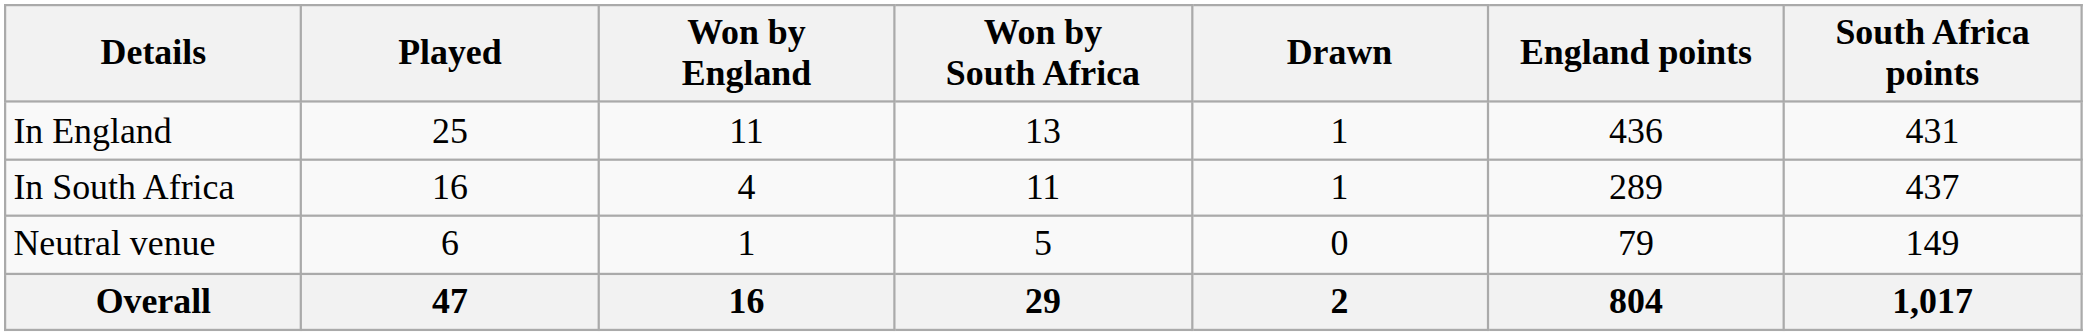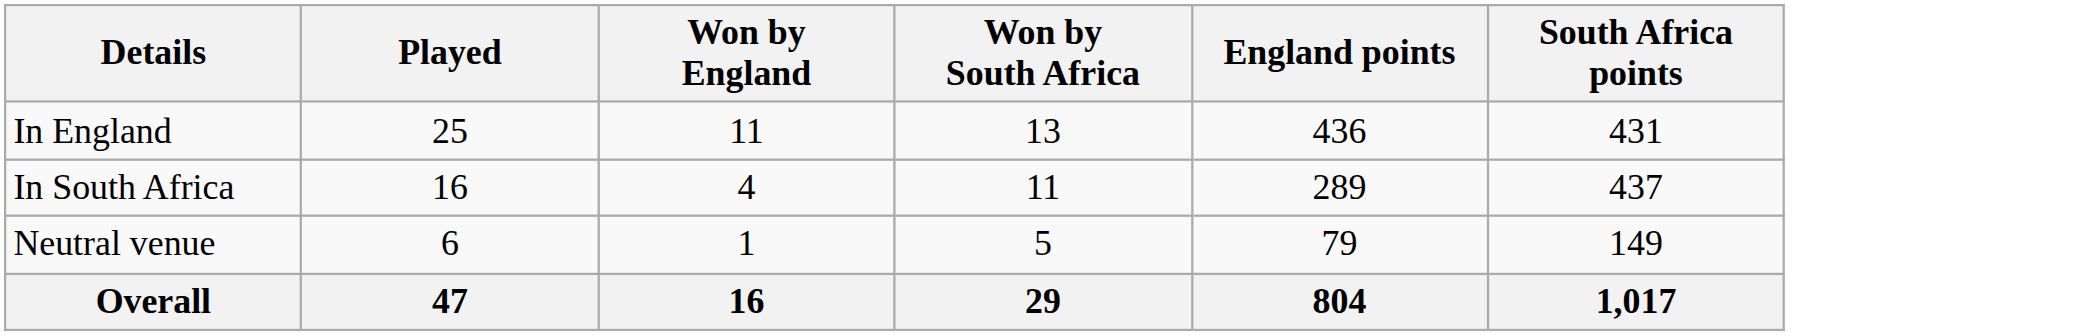- column: (1339, 53)
